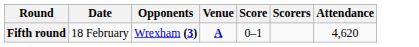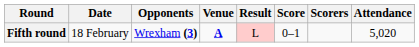+ column: (255, 13)
(345, 32) 4,620 -> (383, 32) 5,020
